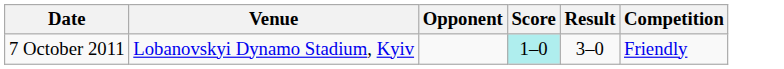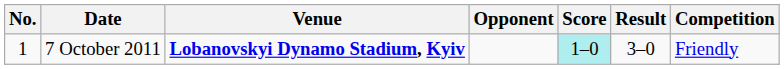+ column: (23, 19)
(274, 49) normal -> (317, 49) bold
